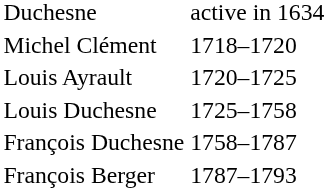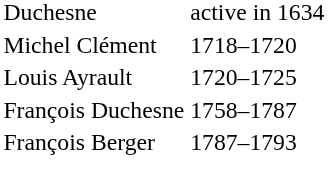- row: (80, 110)
